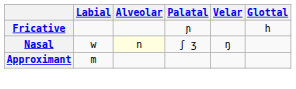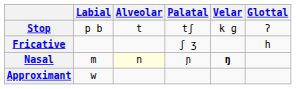+ row: (39, 28)
(188, 28) ɲ -> (188, 44) ʃ ʒ
(94, 44) w -> (94, 60) m
(188, 44) ʃ ʒ -> (188, 60) ɲ
(228, 44) normal -> (228, 60) bold
(94, 60) m -> (94, 76) w
